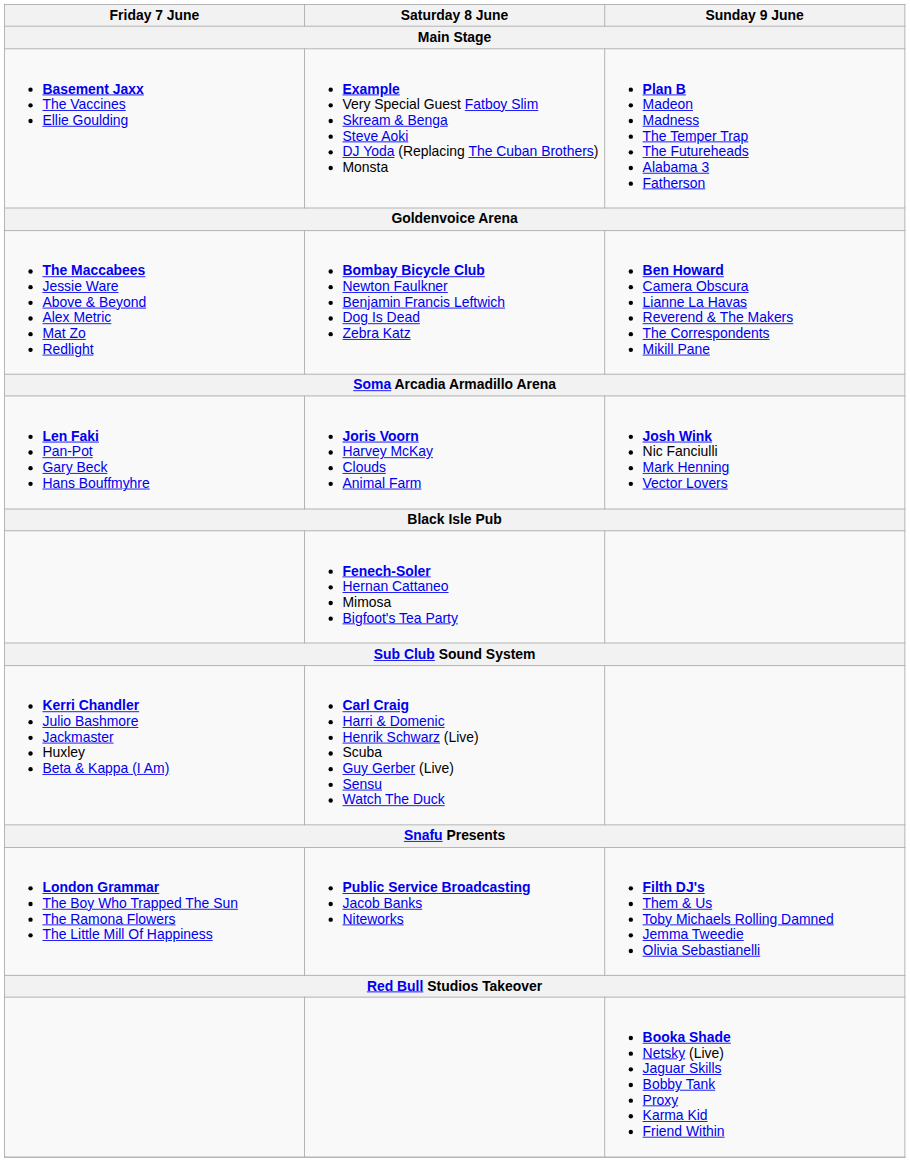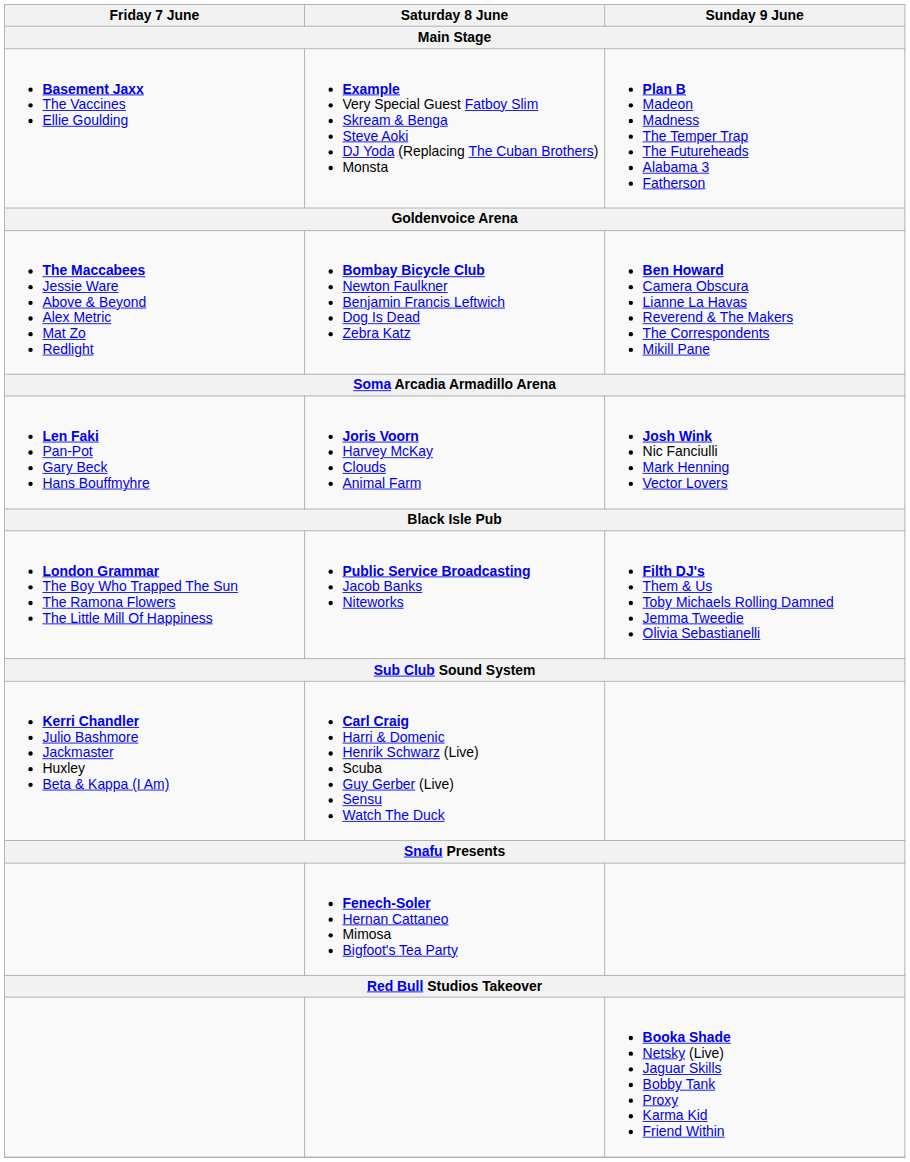rows swapped: (154, 911) <-> (154, 587)
